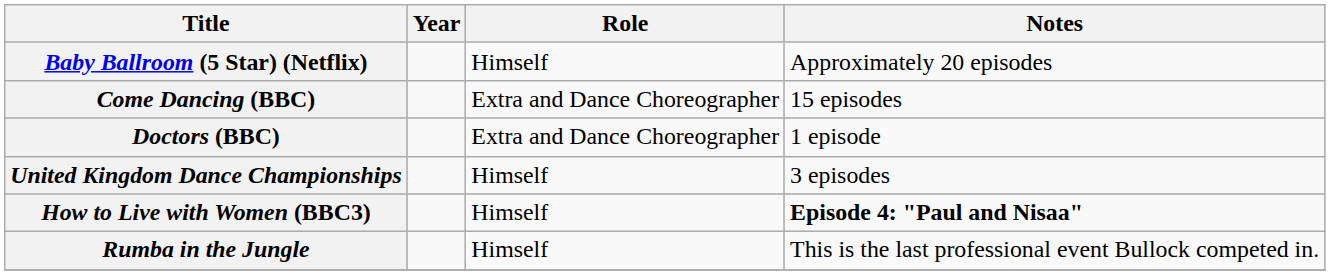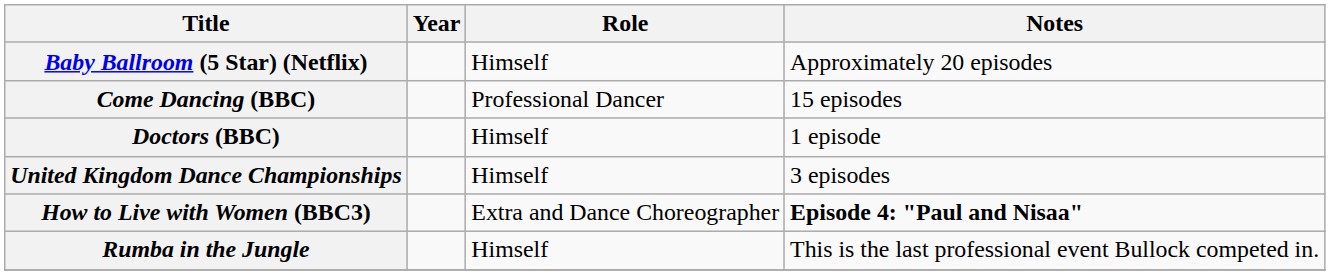(625, 99) Extra and Dance Choreographer -> (568, 99) Professional Dancer
(625, 136) Extra and Dance Choreographer -> (510, 136) Himself
(510, 212) Himself -> (625, 212) Extra and Dance Choreographer
